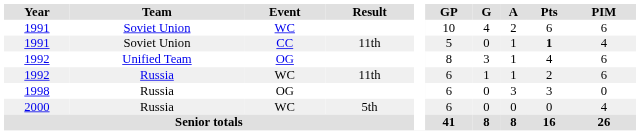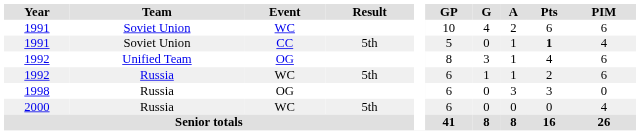(370, 43) 11th -> (370, 43) 5th
(370, 75) 11th -> (370, 75) 5th
